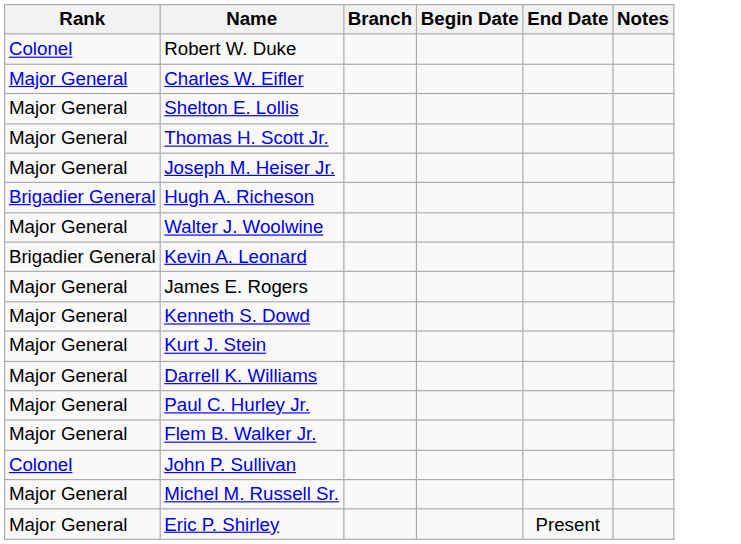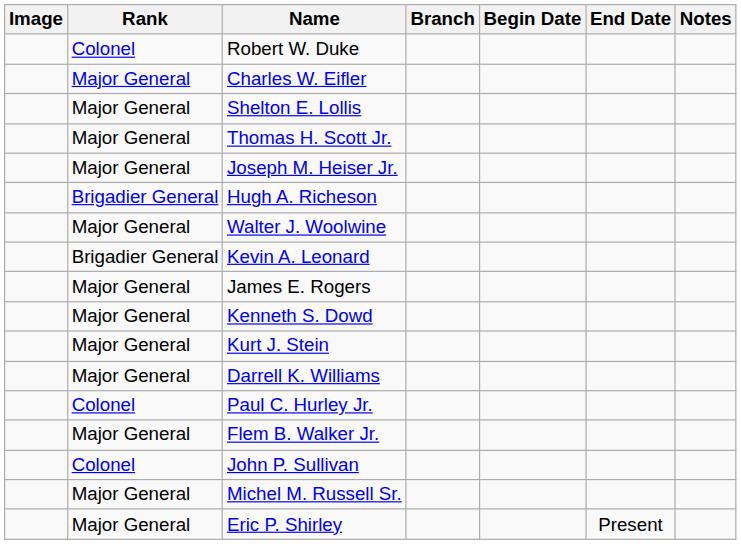+ column: (36, 19)
(68, 405) Major General -> (103, 405) Colonel
